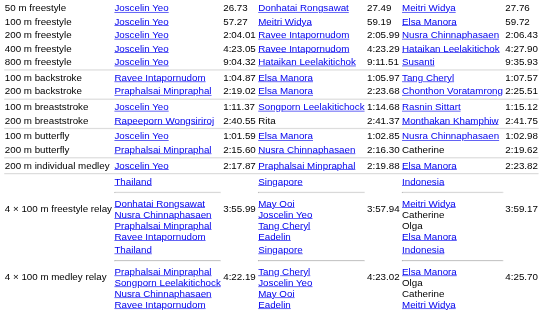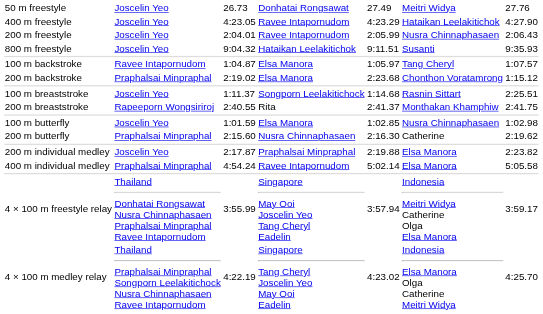- row: (38, 21)
rows swapped: (38, 35) <-> (38, 48)
(522, 91) 2:25.51 -> (522, 78) 1:15.12
(522, 107) 1:15.12 -> (522, 93) 2:25.51
+ row: (57, 165)
